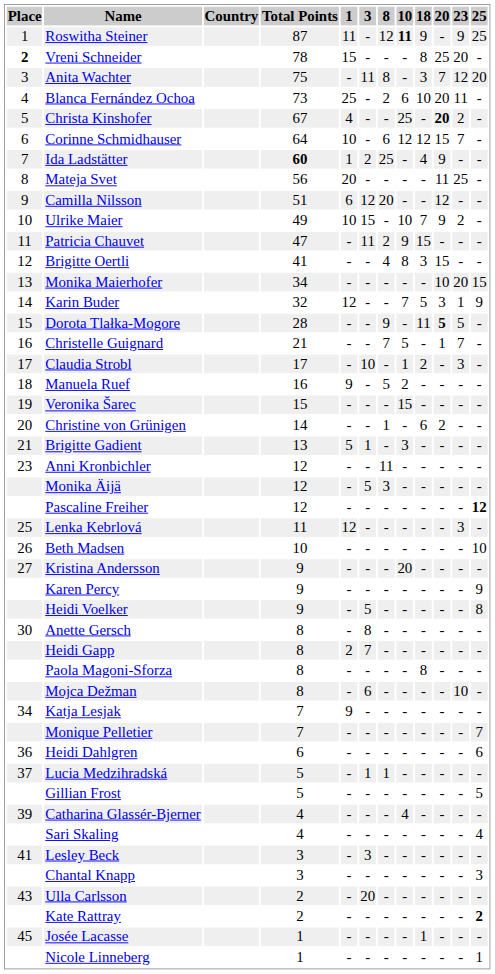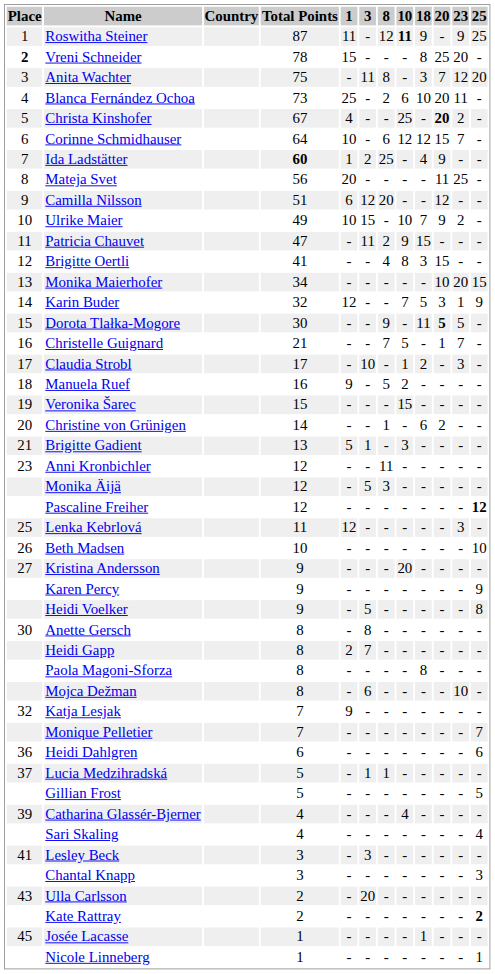(300, 323) 28 -> (300, 323) 30
(25, 711) 34 -> (25, 711) 32
